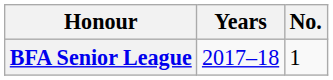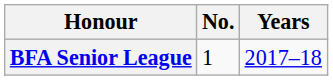columns swapped: (306, 22) <-> (241, 22)
